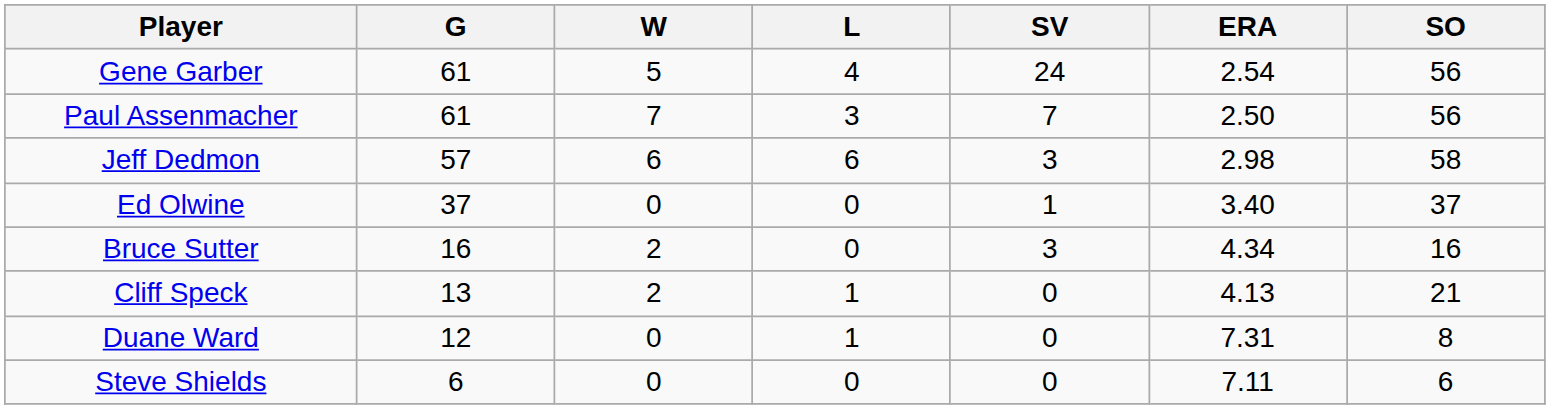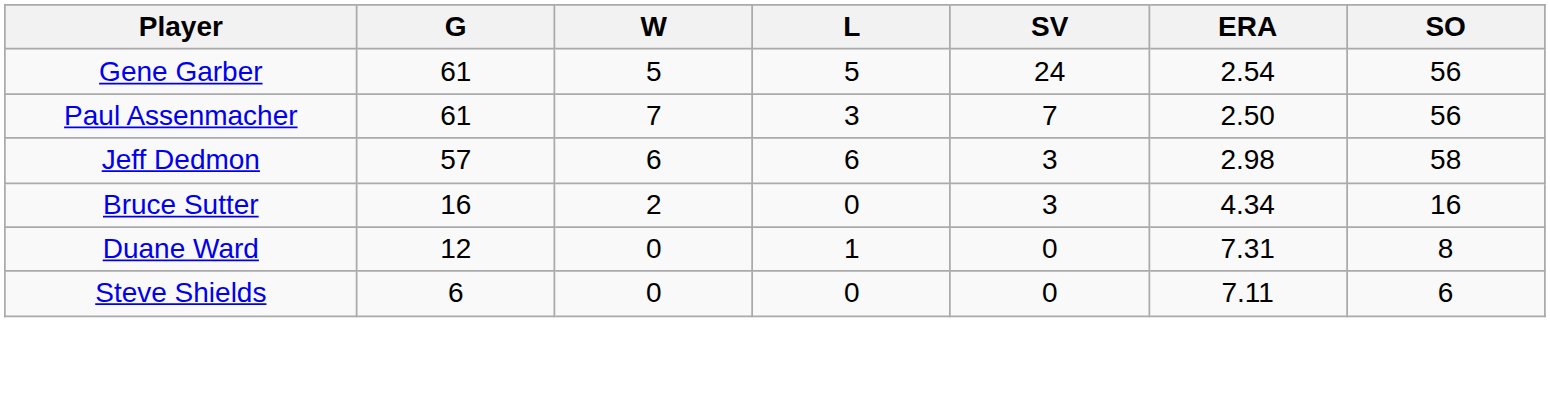(852, 71) 4 -> (852, 71) 5
- row: (181, 204)
- row: (181, 293)
